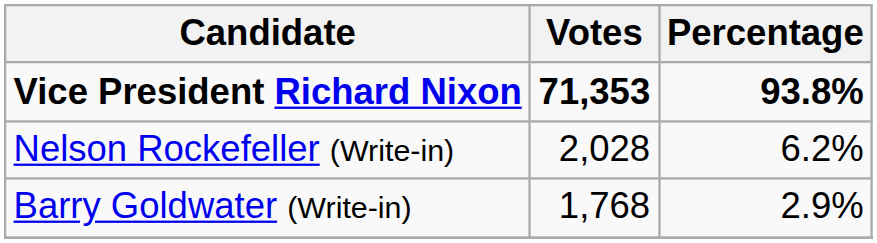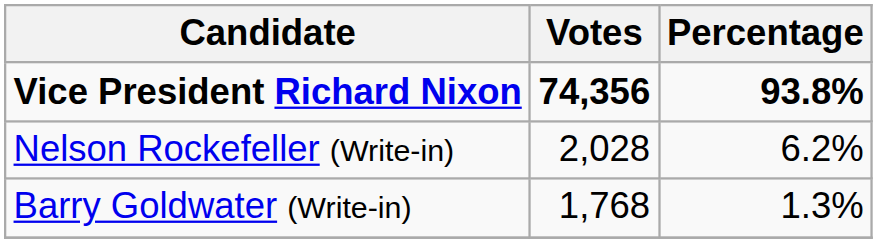(594, 91) 71,353 -> (594, 91) 74,356
(822, 206) 2.9% -> (822, 206) 1.3%
